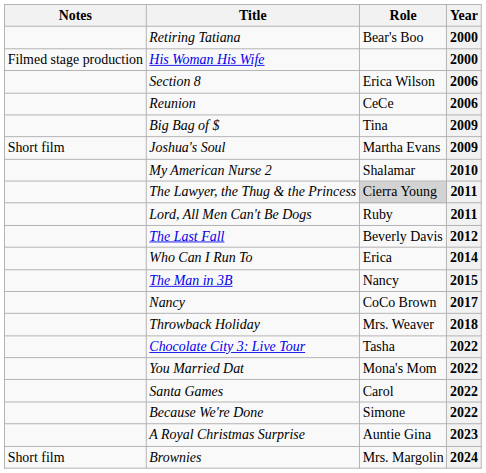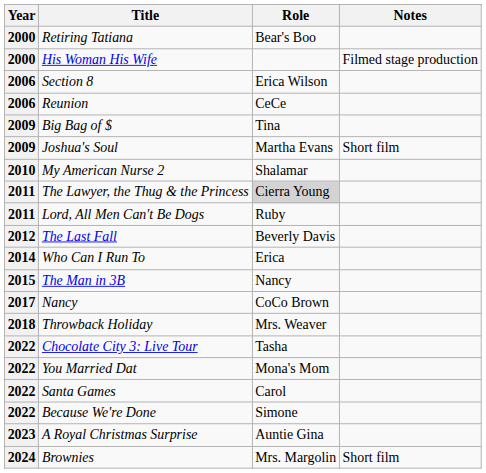columns swapped: (464, 15) <-> (75, 15)
